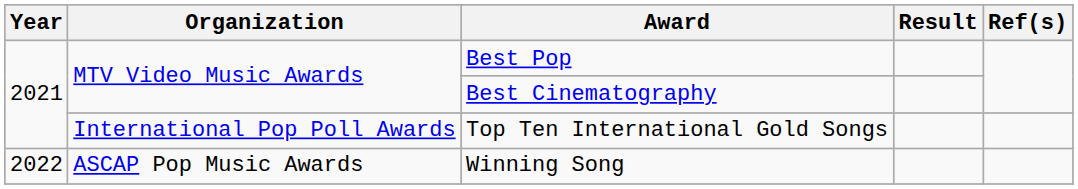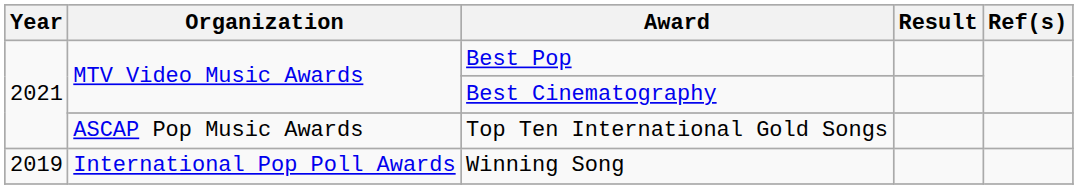(264, 130) International Pop Poll Awards -> (218, 130) ASCAP Pop Music Awards
(36, 166) 2022 -> (36, 166) 2019
(218, 166) ASCAP Pop Music Awards -> (264, 166) International Pop Poll Awards
